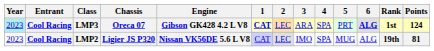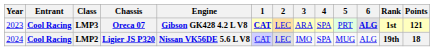(15, 24) paleturquoise background -> (15, 24) no background
(416, 24) 124 -> (416, 24) 121
(15, 38) 2023 -> (15, 38) 2024
(416, 38) 81 -> (416, 38) 18
